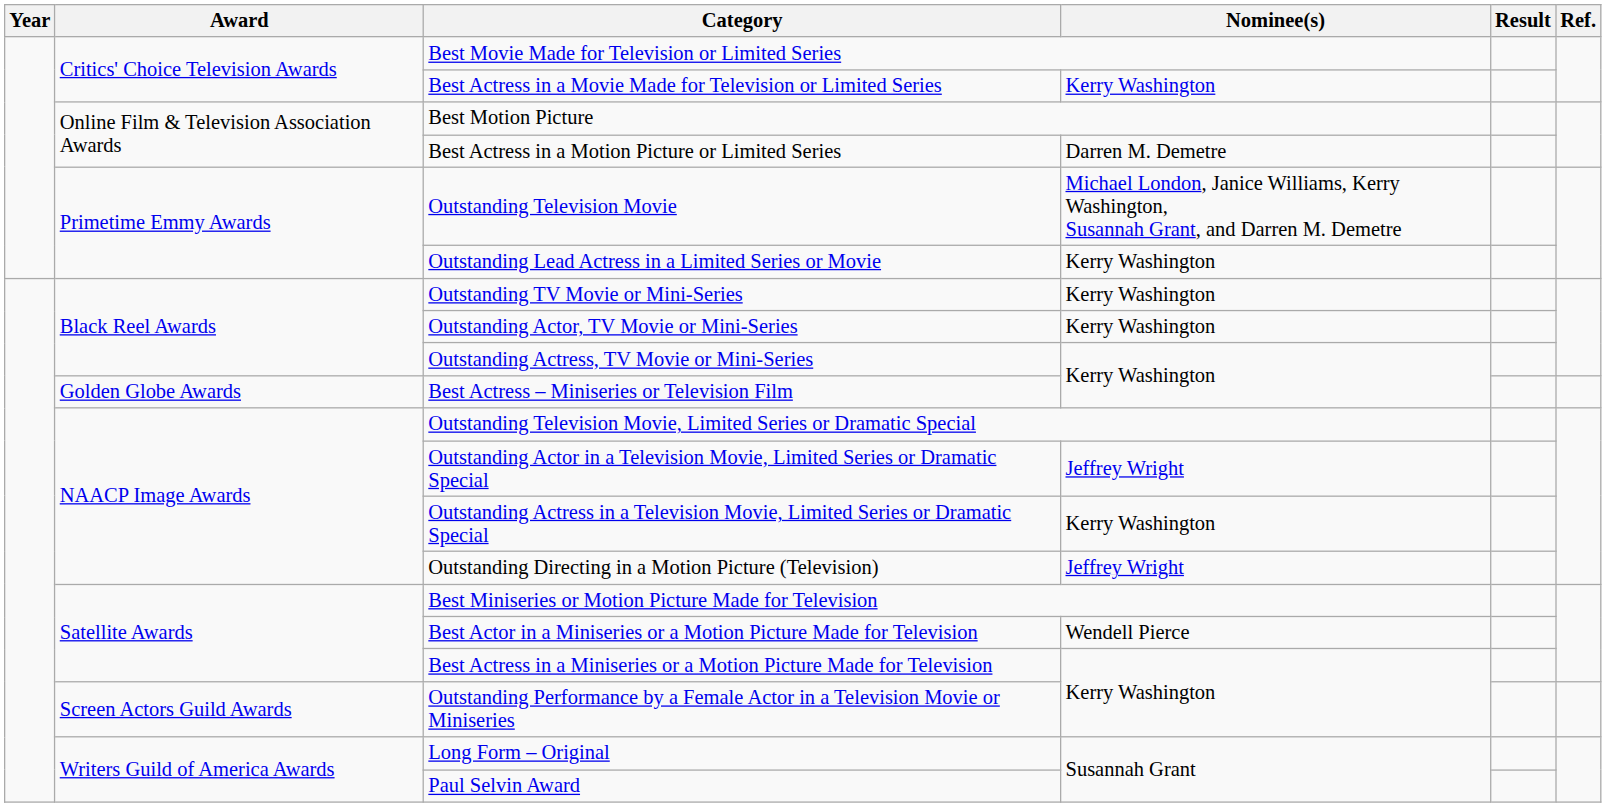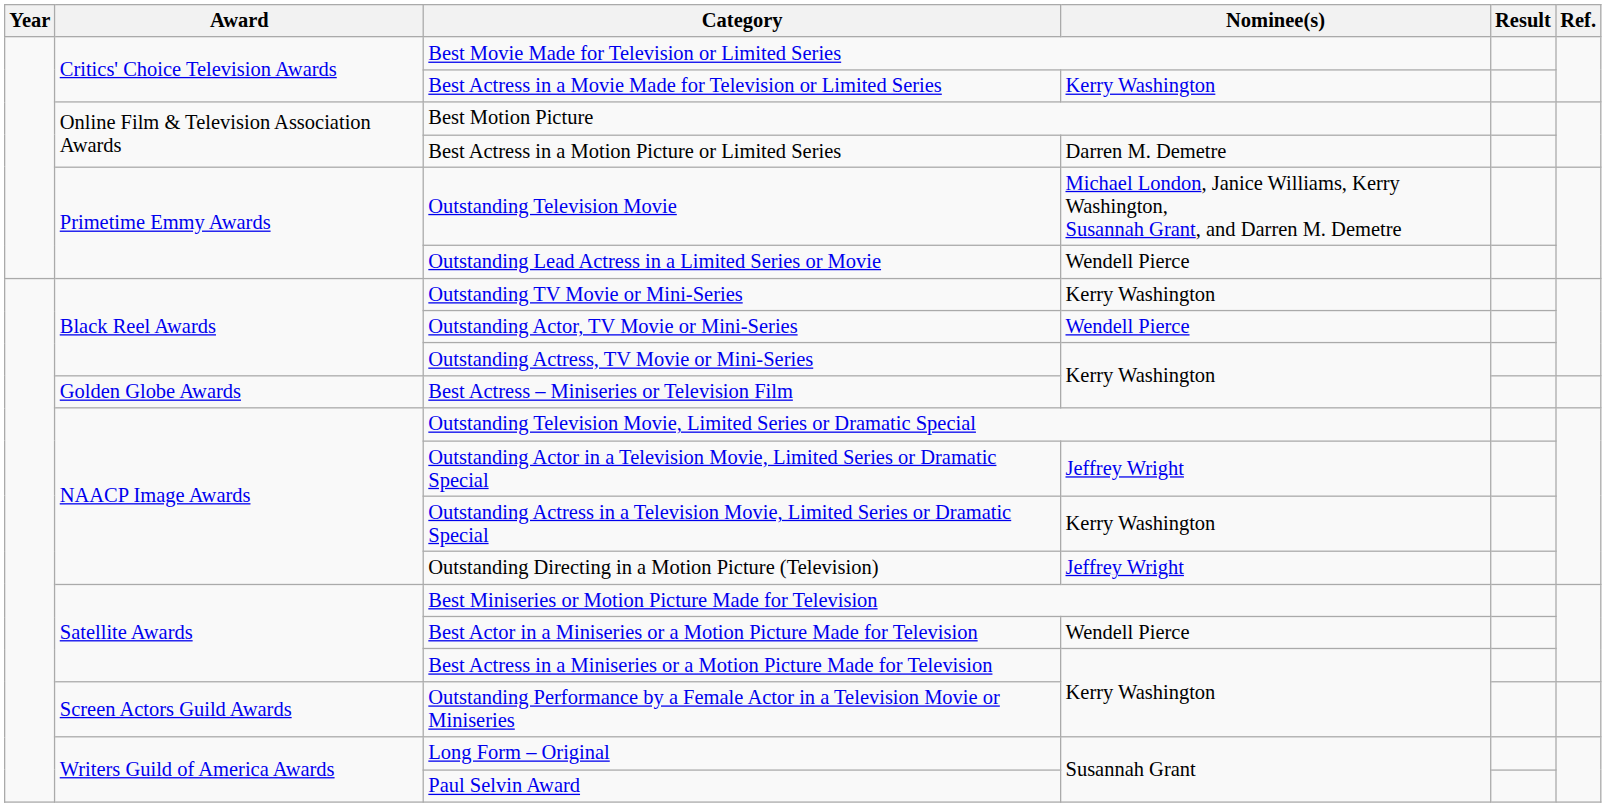(1140, 261) Kerry Washington -> (1128, 261) Wendell Pierce
(1140, 326) Kerry Washington -> (1128, 326) Wendell Pierce
